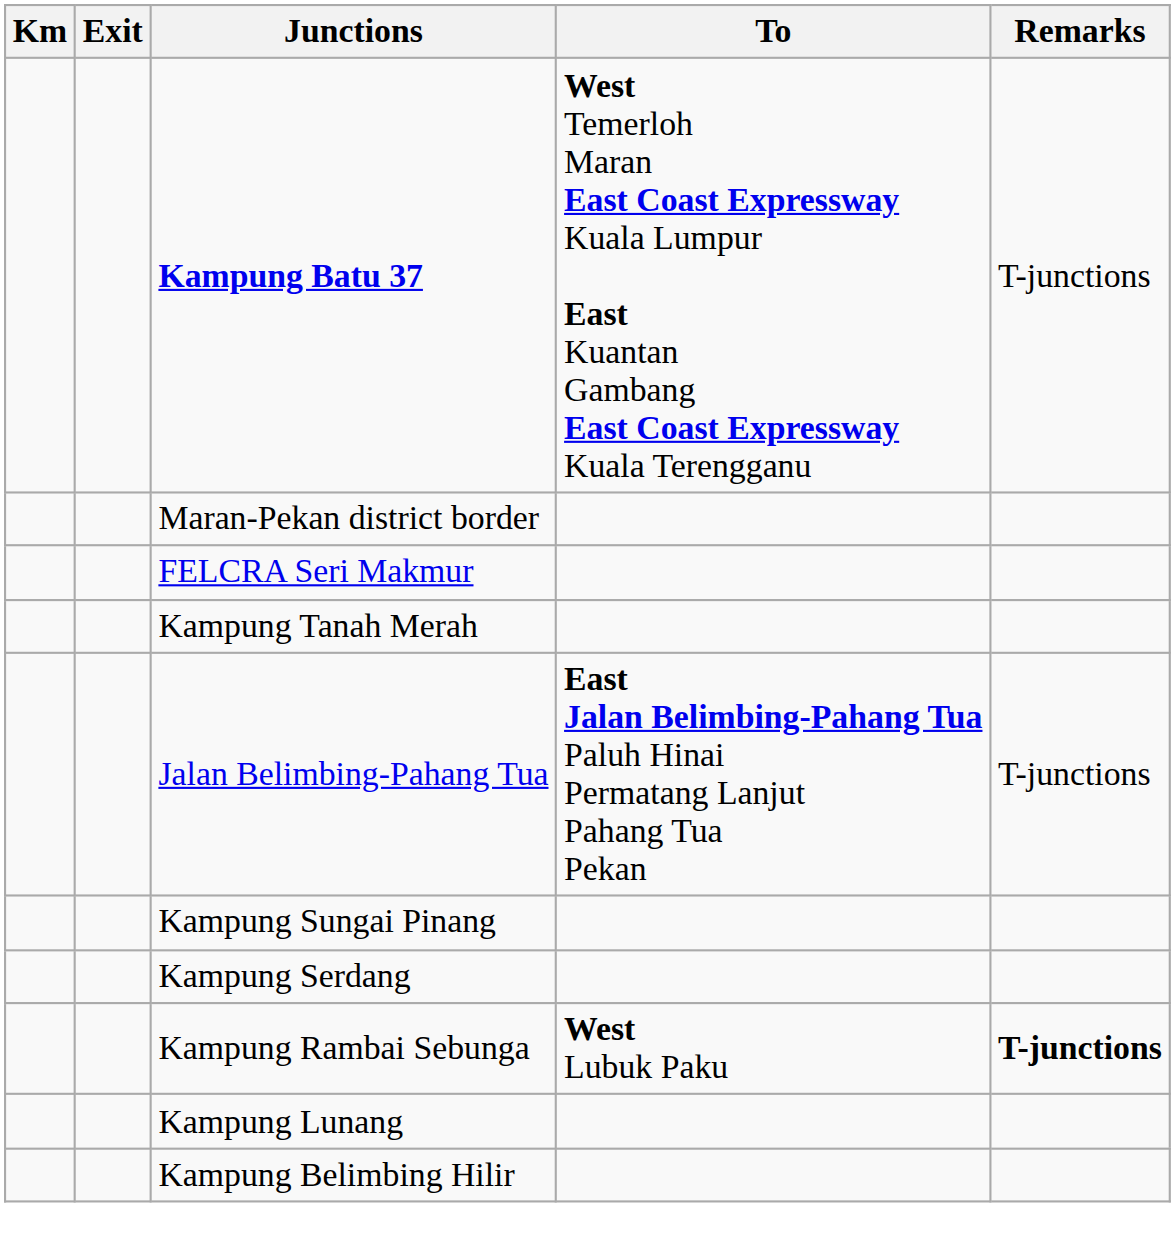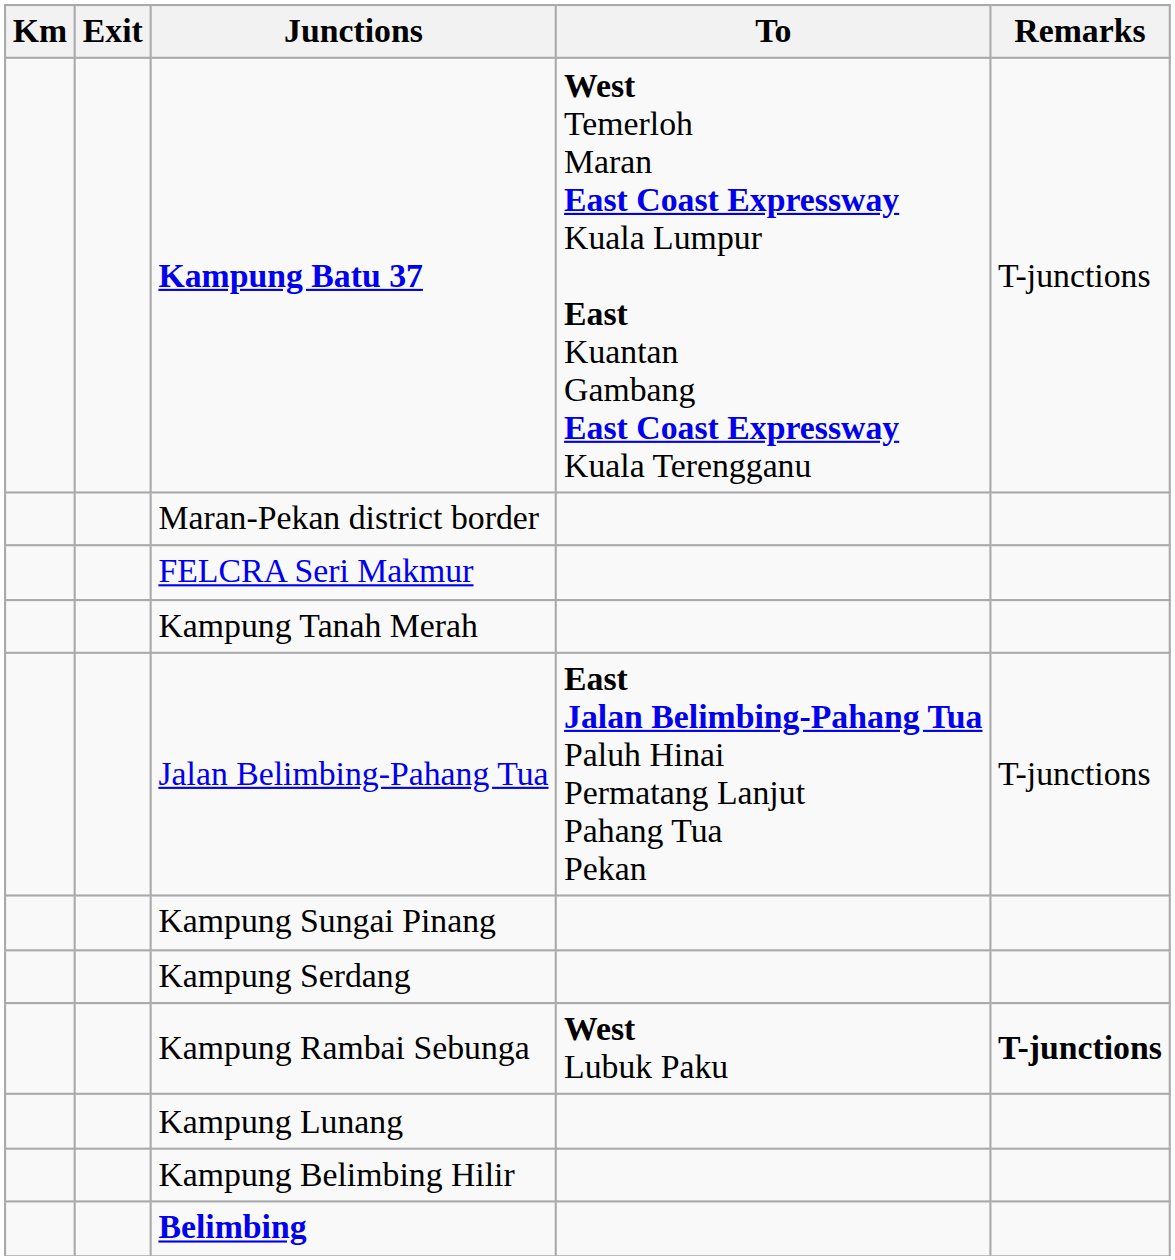+ row: (232, 1227)
